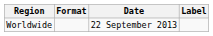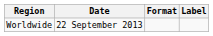columns swapped: (134, 11) <-> (71, 11)
